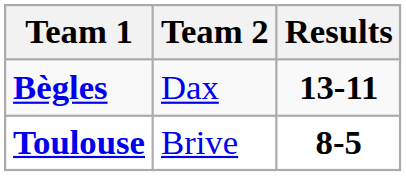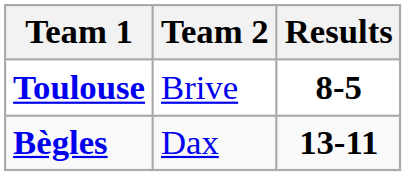rows swapped: (60, 87) <-> (79, 142)
